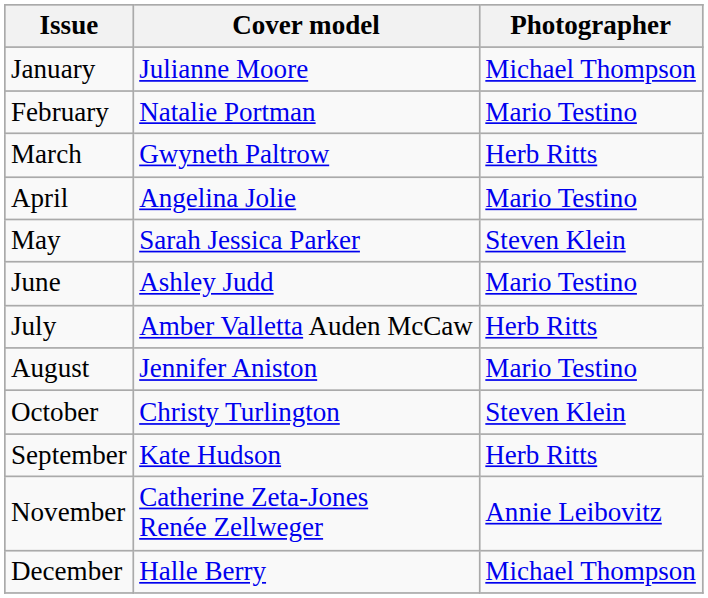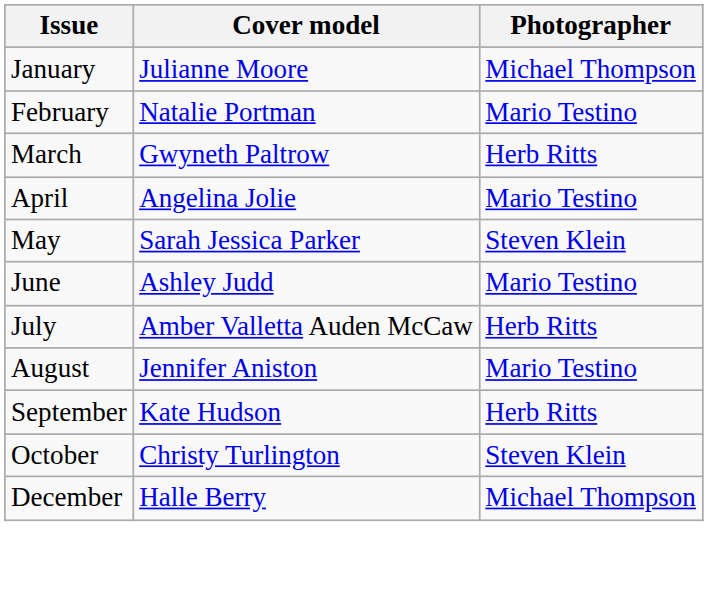rows swapped: (69, 454) <-> (55, 411)
- row: (68, 512)
